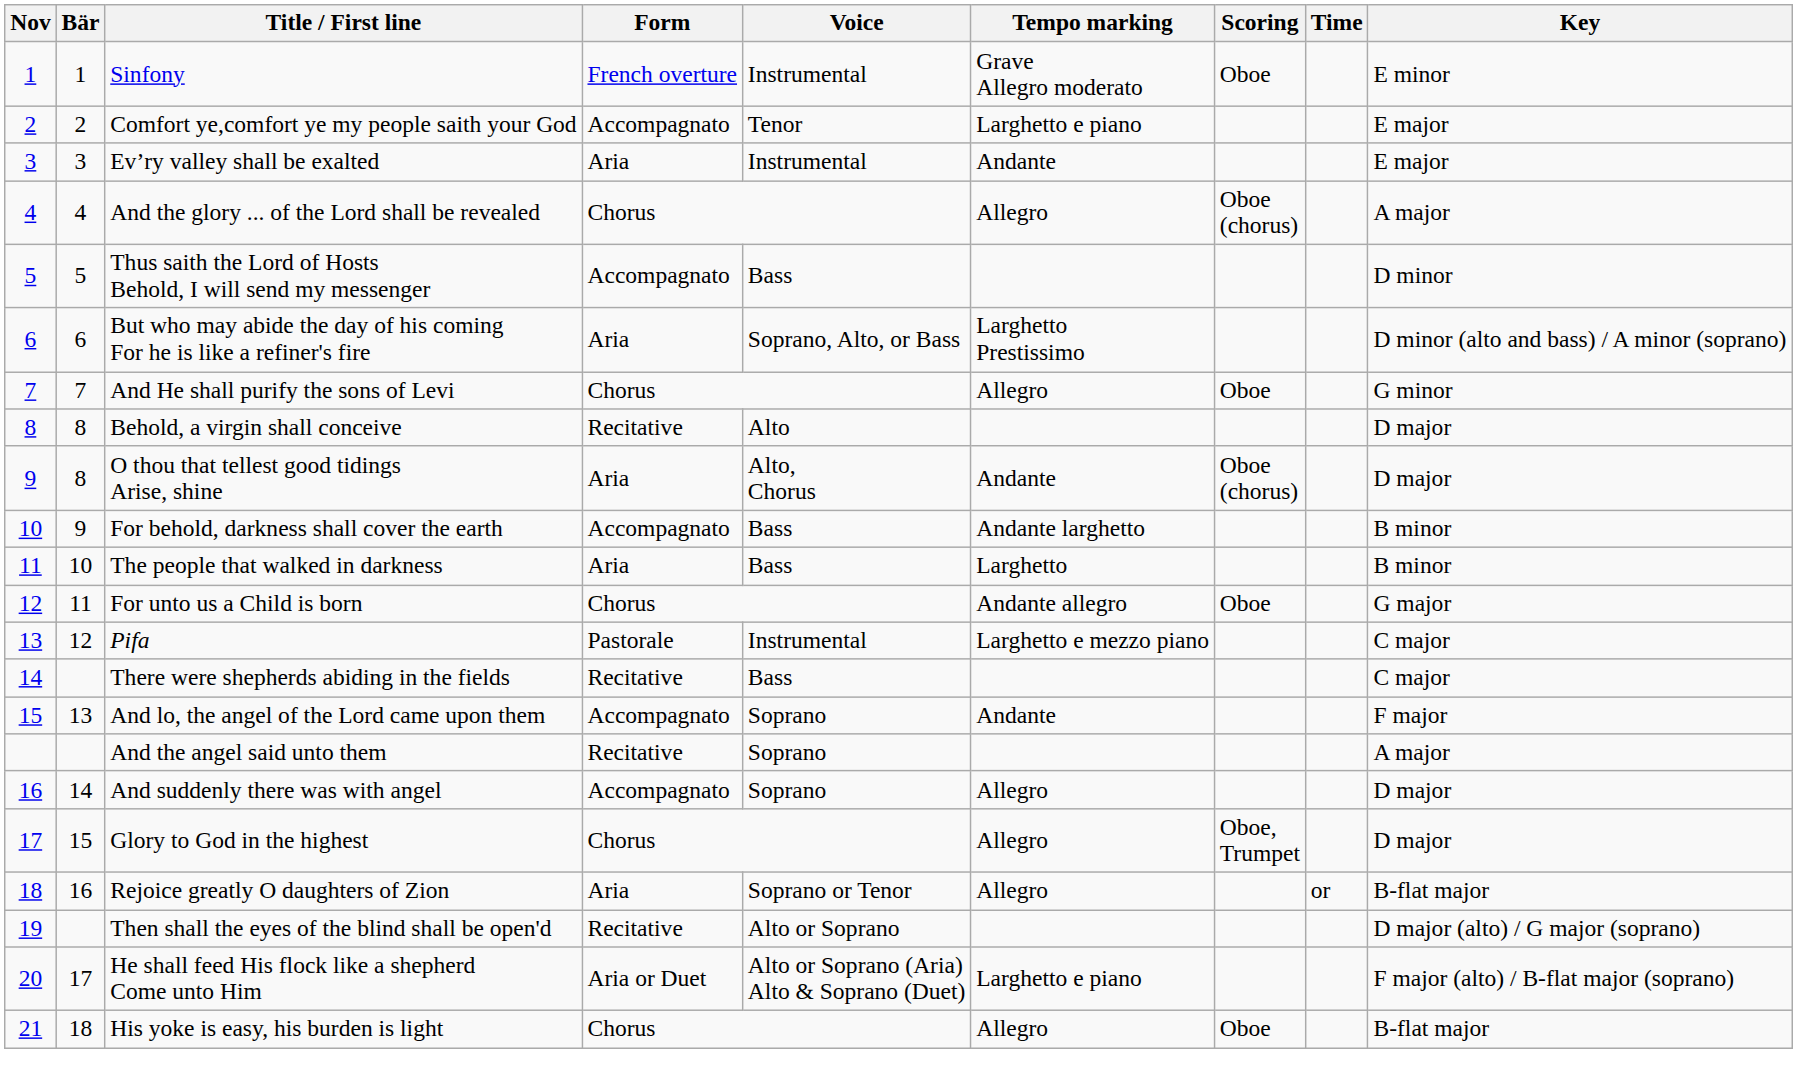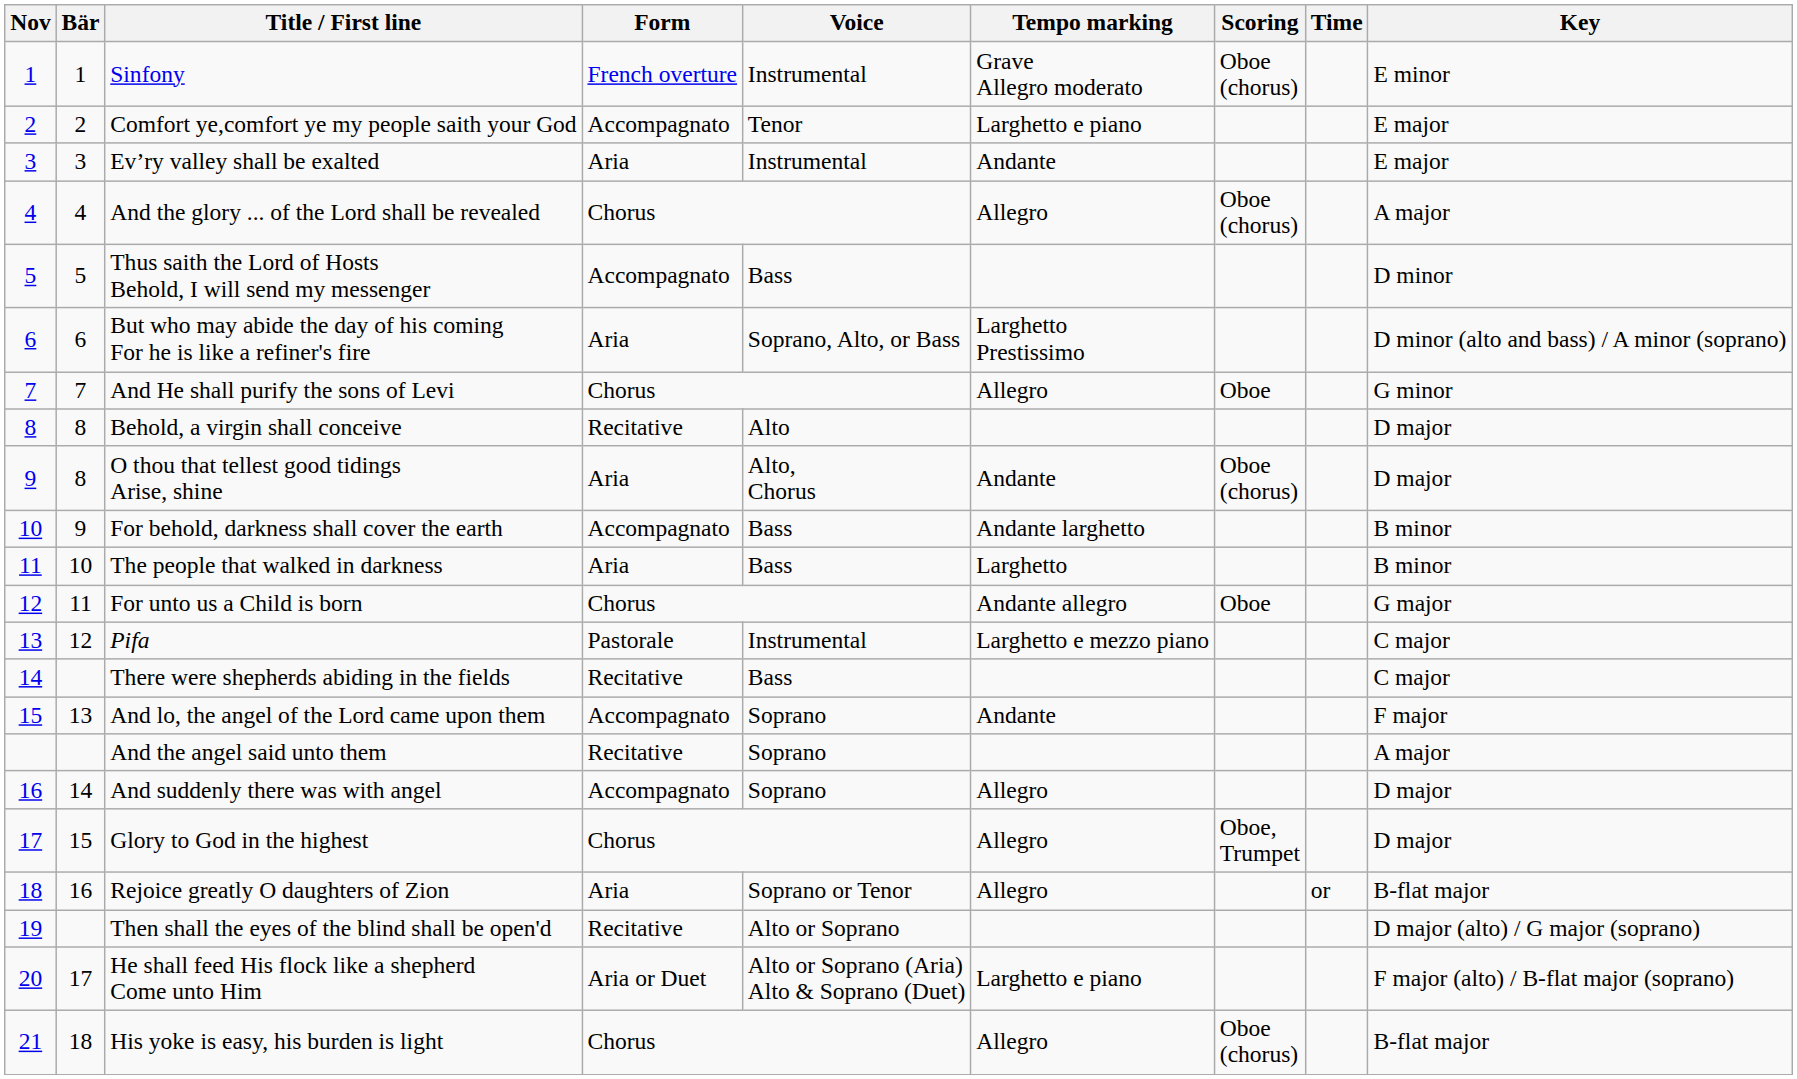(1245, 73) Oboe -> (1259, 73) Oboe (chorus)
(1245, 1028) Oboe -> (1259, 1042) Oboe (chorus)
